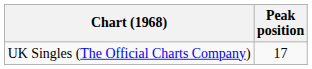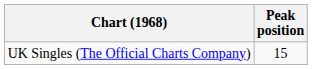(281, 53) 17 -> (281, 53) 15
